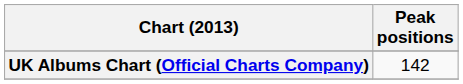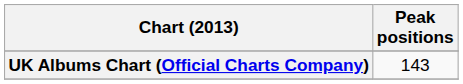(415, 65) 142 -> (415, 65) 143
